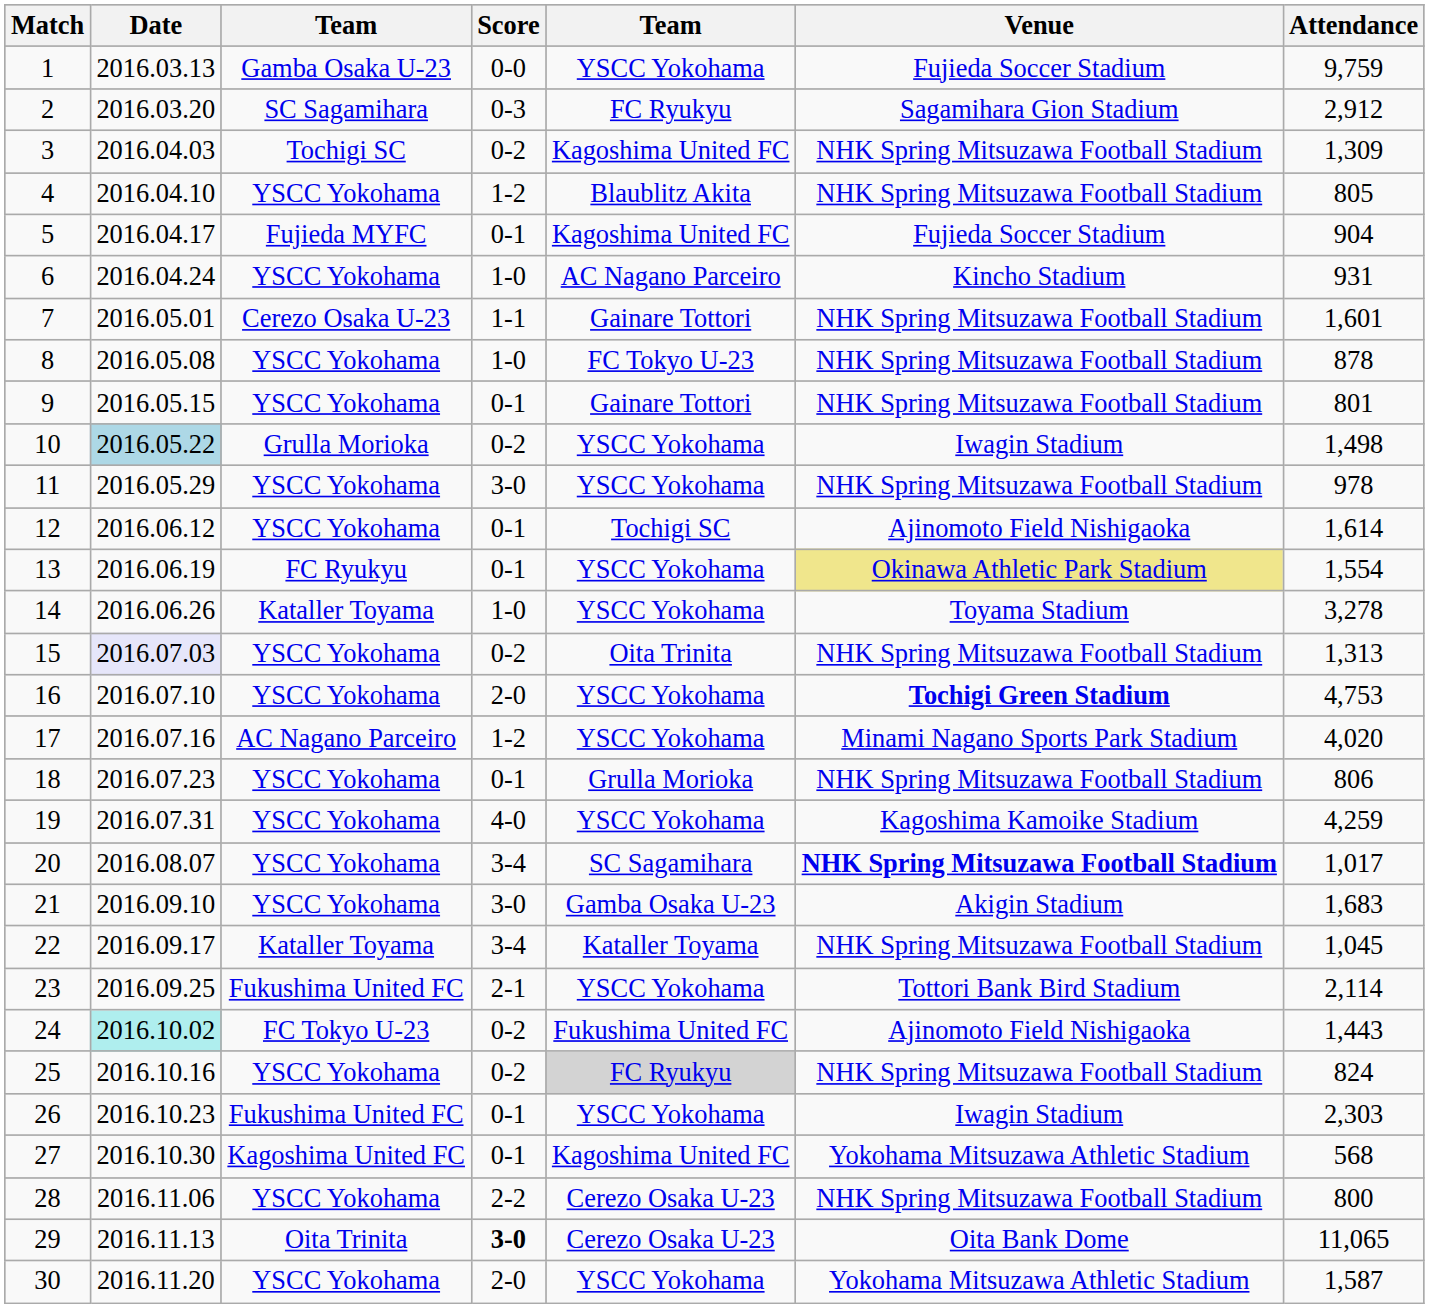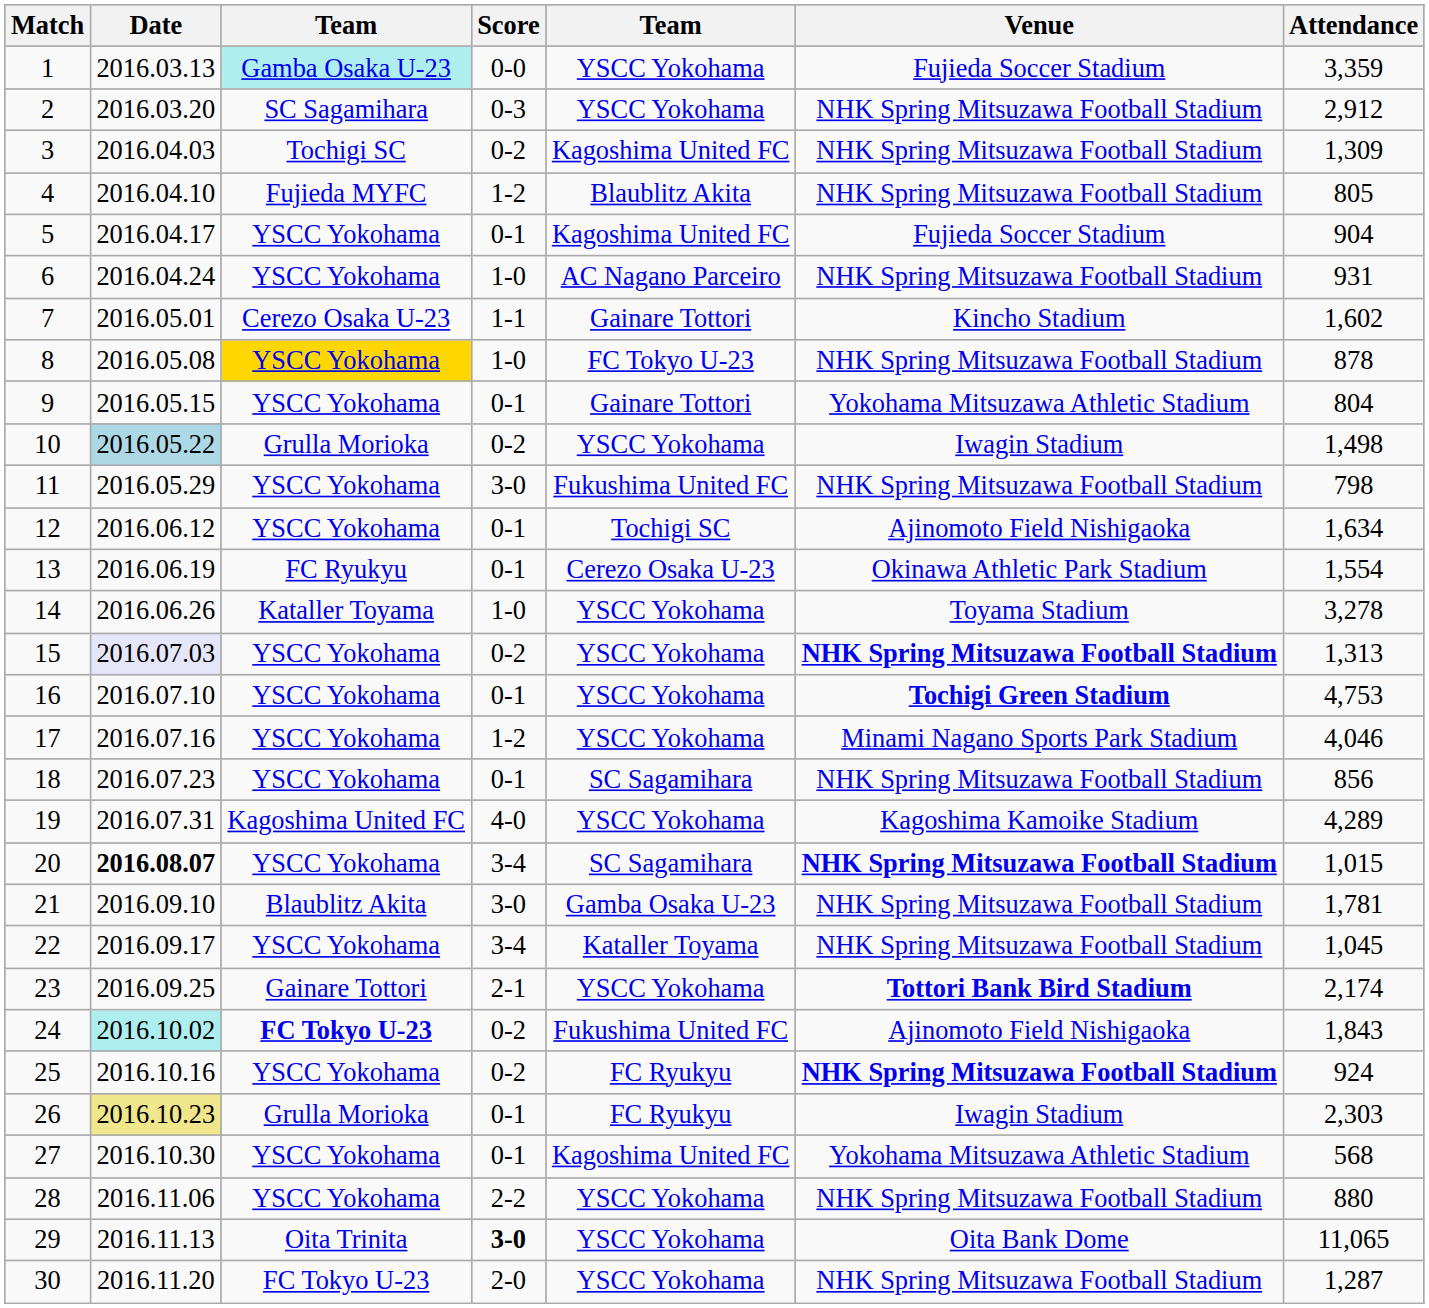(346, 67) no background -> (346, 67) paleturquoise background
(1354, 67) 9,759 -> (1354, 67) 3,359
(671, 109) FC Ryukyu -> (671, 109) YSCC Yokohama
(1039, 109) Sagamihara Gion Stadium -> (1039, 109) NHK Spring Mitsuzawa Football Stadium
(346, 192) YSCC Yokohama -> (346, 192) Fujieda MYFC
(346, 234) Fujieda MYFC -> (346, 234) YSCC Yokohama
(1039, 276) Kincho Stadium -> (1039, 276) NHK Spring Mitsuzawa Football Stadium
(1039, 318) NHK Spring Mitsuzawa Football Stadium -> (1039, 318) Kincho Stadium
(1354, 318) 1,601 -> (1354, 318) 1,602
(346, 360) no background -> (346, 360) gold background
(1039, 402) NHK Spring Mitsuzawa Football Stadium -> (1039, 402) Yokohama Mitsuzawa Athletic Stadium
(1354, 402) 801 -> (1354, 402) 804
(671, 485) YSCC Yokohama -> (671, 485) Fukushima United FC
(1354, 485) 978 -> (1354, 485) 798
(1354, 527) 1,614 -> (1354, 527) 1,634
(671, 569) YSCC Yokohama -> (671, 569) Cerezo Osaka U-23
(1039, 569) khaki background -> (1039, 569) no background
(671, 653) Oita Trinita -> (671, 653) YSCC Yokohama
(1039, 653) normal -> (1039, 653) bold
(508, 695) 2-0 -> (508, 695) 0-1
(346, 737) AC Nagano Parceiro -> (346, 737) YSCC Yokohama
(1354, 737) 4,020 -> (1354, 737) 4,046
(671, 779) Grulla Morioka -> (671, 779) SC Sagamihara
(1354, 779) 806 -> (1354, 779) 856
(346, 820) YSCC Yokohama -> (346, 820) Kagoshima United FC
(1354, 820) 4,259 -> (1354, 820) 4,289
(156, 862) normal -> (156, 862) bold
(1354, 862) 1,017 -> (1354, 862) 1,015
(346, 904) YSCC Yokohama -> (346, 904) Blaublitz Akita
(1039, 904) Akigin Stadium -> (1039, 904) NHK Spring Mitsuzawa Football Stadium
(1354, 904) 1,683 -> (1354, 904) 1,781
(346, 946) Kataller Toyama -> (346, 946) YSCC Yokohama
(346, 988) Fukushima United FC -> (346, 988) Gainare Tottori
(1039, 988) normal -> (1039, 988) bold
(1354, 988) 2,114 -> (1354, 988) 2,174
(346, 1030) normal -> (346, 1030) bold
(1354, 1030) 1,443 -> (1354, 1030) 1,843
(671, 1072) lightgrey background -> (671, 1072) no background
(1039, 1072) normal -> (1039, 1072) bold
(1354, 1072) 824 -> (1354, 1072) 924
(156, 1114) no background -> (156, 1114) khaki background
(346, 1114) Fukushima United FC -> (346, 1114) Grulla Morioka
(671, 1114) YSCC Yokohama -> (671, 1114) FC Ryukyu
(346, 1155) Kagoshima United FC -> (346, 1155) YSCC Yokohama
(671, 1197) Cerezo Osaka U-23 -> (671, 1197) YSCC Yokohama
(1354, 1197) 800 -> (1354, 1197) 880
(671, 1239) Cerezo Osaka U-23 -> (671, 1239) YSCC Yokohama
(346, 1281) YSCC Yokohama -> (346, 1281) FC Tokyo U-23
(1039, 1281) Yokohama Mitsuzawa Athletic Stadium -> (1039, 1281) NHK Spring Mitsuzawa Football Stadium
(1354, 1281) 1,587 -> (1354, 1281) 1,287
